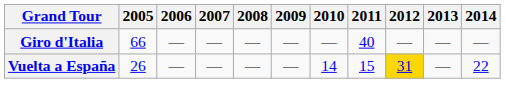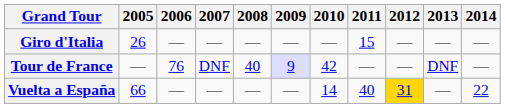(138, 41) 66 -> (138, 41) 26
(367, 41) 40 -> (367, 41) 15
+ row: (62, 66)
(138, 66) 26 -> (138, 90) 66
(367, 66) 15 -> (367, 90) 40
